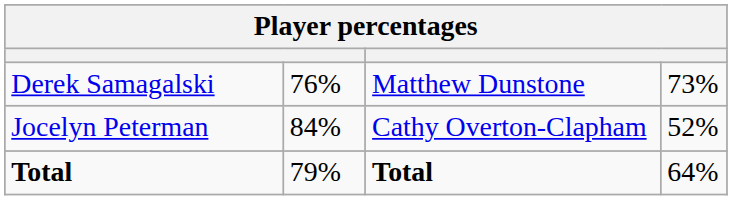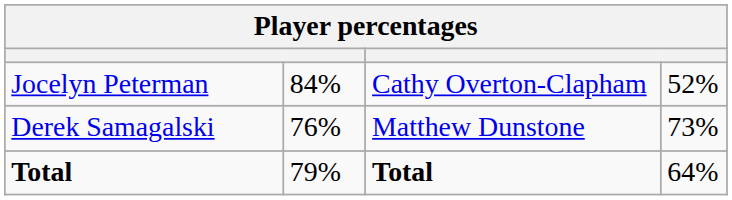rows swapped: (110, 127) <-> (113, 83)
